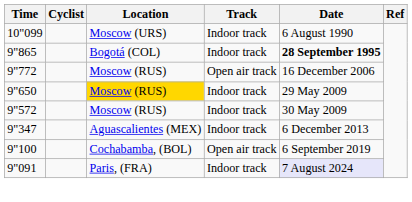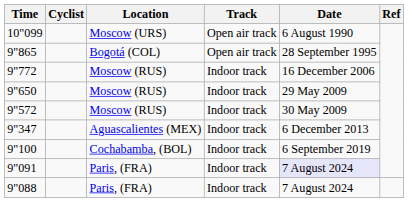(237, 33) Indoor track -> (242, 33) Open air track
(237, 52) Indoor track -> (242, 52) Open air track
(331, 52) bold -> (329, 52) normal
(242, 71) Open air track -> (237, 71) Indoor track
(128, 91) gold background -> (128, 91) no background
(242, 149) Open air track -> (237, 149) Indoor track
+ row: (22, 187)
